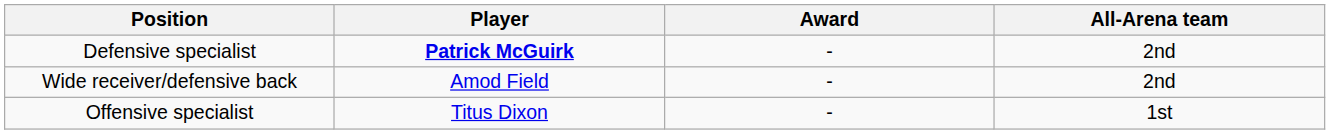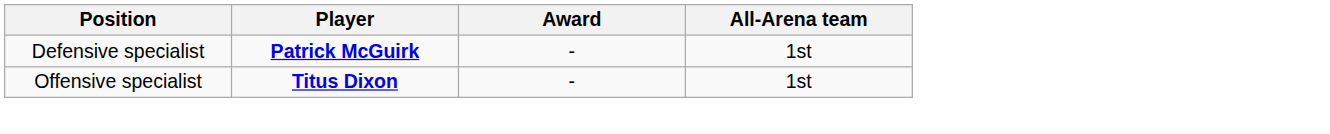(1159, 50) 2nd -> (799, 50) 1st
- row: (170, 81)
(500, 112) normal -> (345, 81) bold
